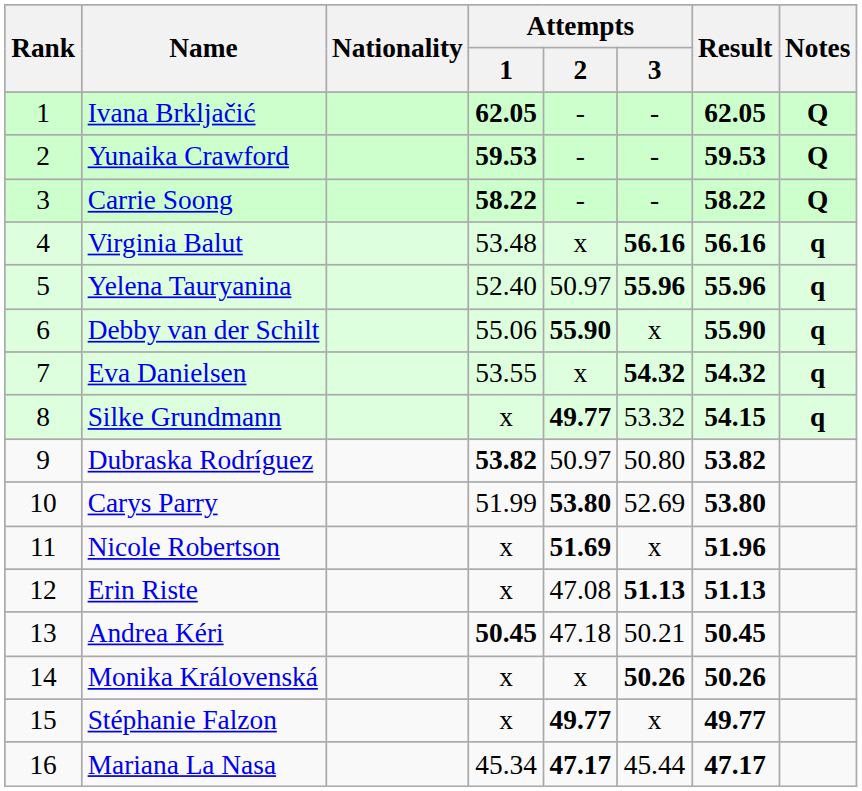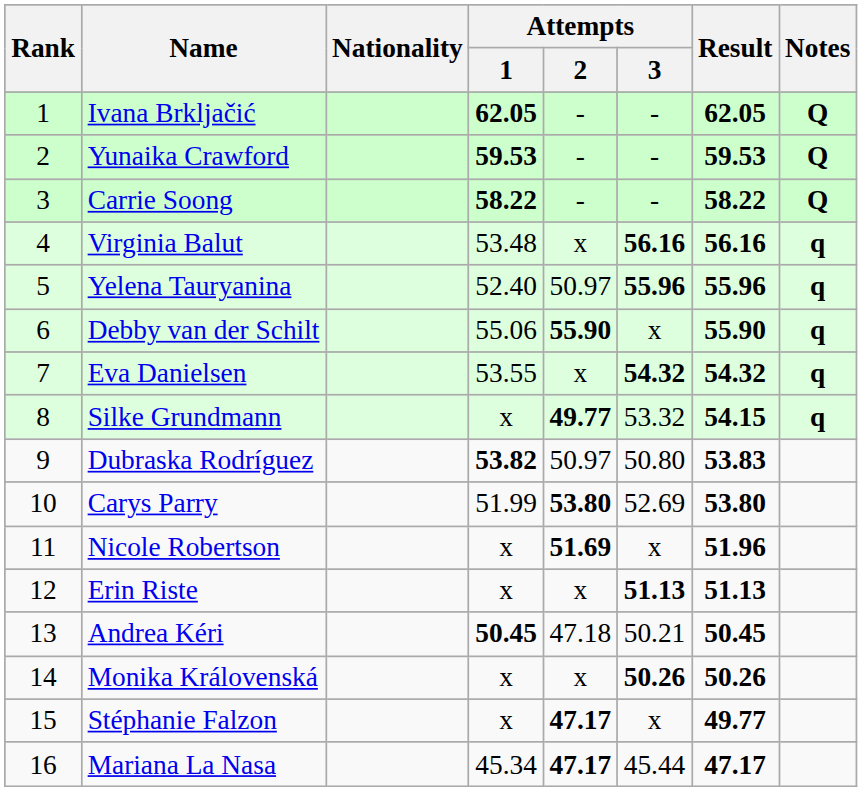(735, 460) 53.82 -> (735, 460) 53.83
(580, 590) 47.08 -> (580, 590) x
(580, 720) 49.77 -> (580, 720) 47.17
